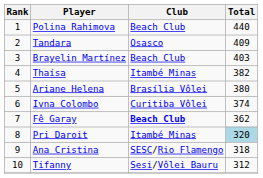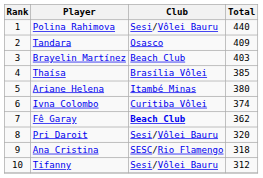(158, 28) Beach Club -> (174, 28) Sesi/Vôlei Bauru
(163, 74) Itambé Minas -> (169, 74) Brasília Vôlei
(242, 74) 382 -> (242, 74) 385
(169, 89) Brasília Vôlei -> (163, 89) Itambé Minas
(163, 135) Itambé Minas -> (174, 135) Sesi/Vôlei Bauru
(242, 135) lightblue background -> (242, 135) no background
